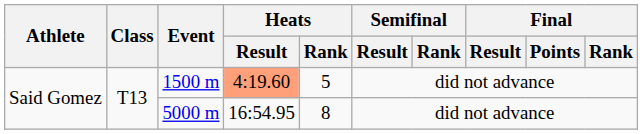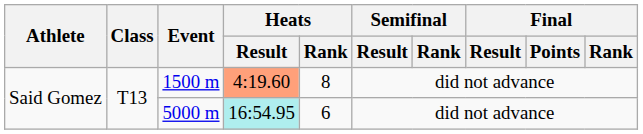(326, 82) 5 -> (326, 82) 8
(262, 113) no background -> (262, 113) paleturquoise background
(326, 113) 8 -> (326, 113) 6
